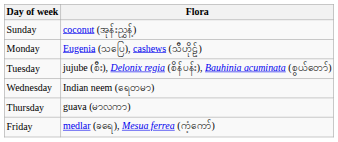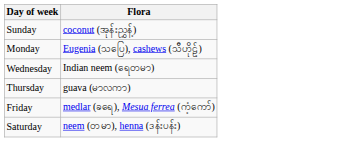- row: (23, 68)
+ row: (24, 127)
